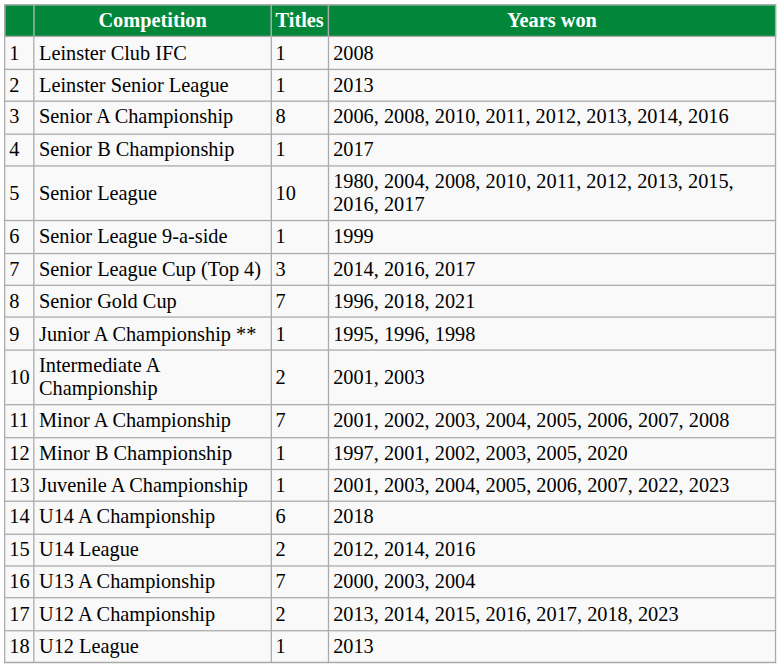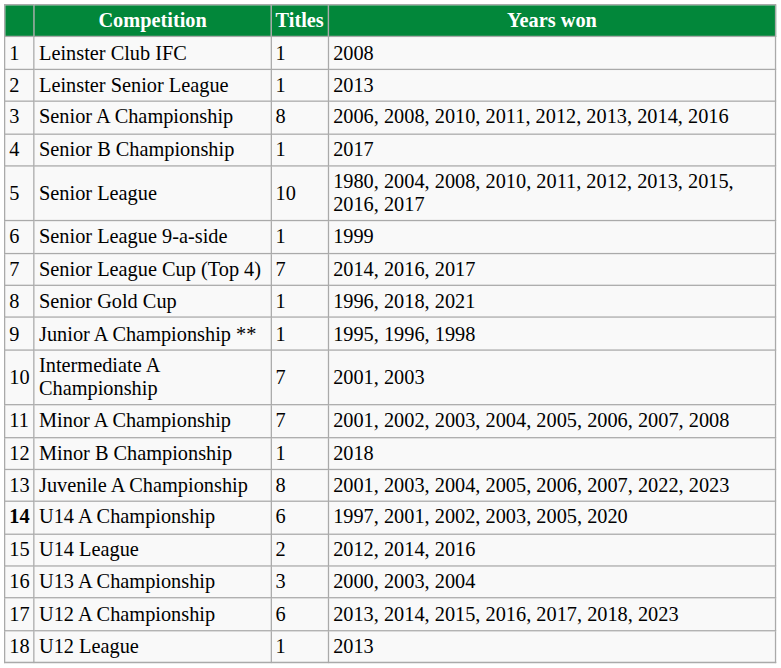(281, 269) 3 -> (281, 269) 7
(281, 301) 7 -> (281, 301) 1
(281, 377) 2 -> (281, 377) 7
(480, 453) 1997, 2001, 2002, 2003, 2005, 2020 -> (353, 453) 2018
(281, 485) 1 -> (281, 485) 8
(19, 517) normal -> (19, 517) bold
(353, 517) 2018 -> (480, 517) 1997, 2001, 2002, 2003, 2005, 2020
(281, 581) 7 -> (281, 581) 3
(281, 614) 2 -> (281, 614) 6
